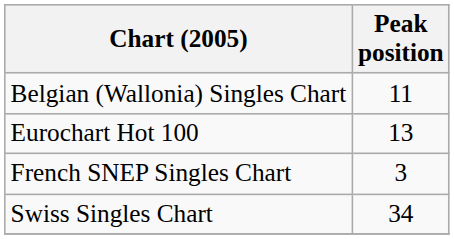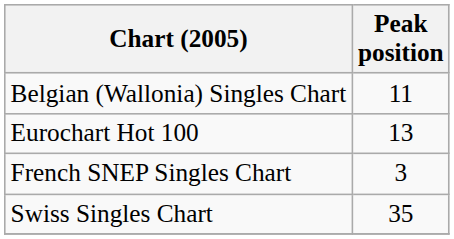(401, 213) 34 -> (401, 213) 35
